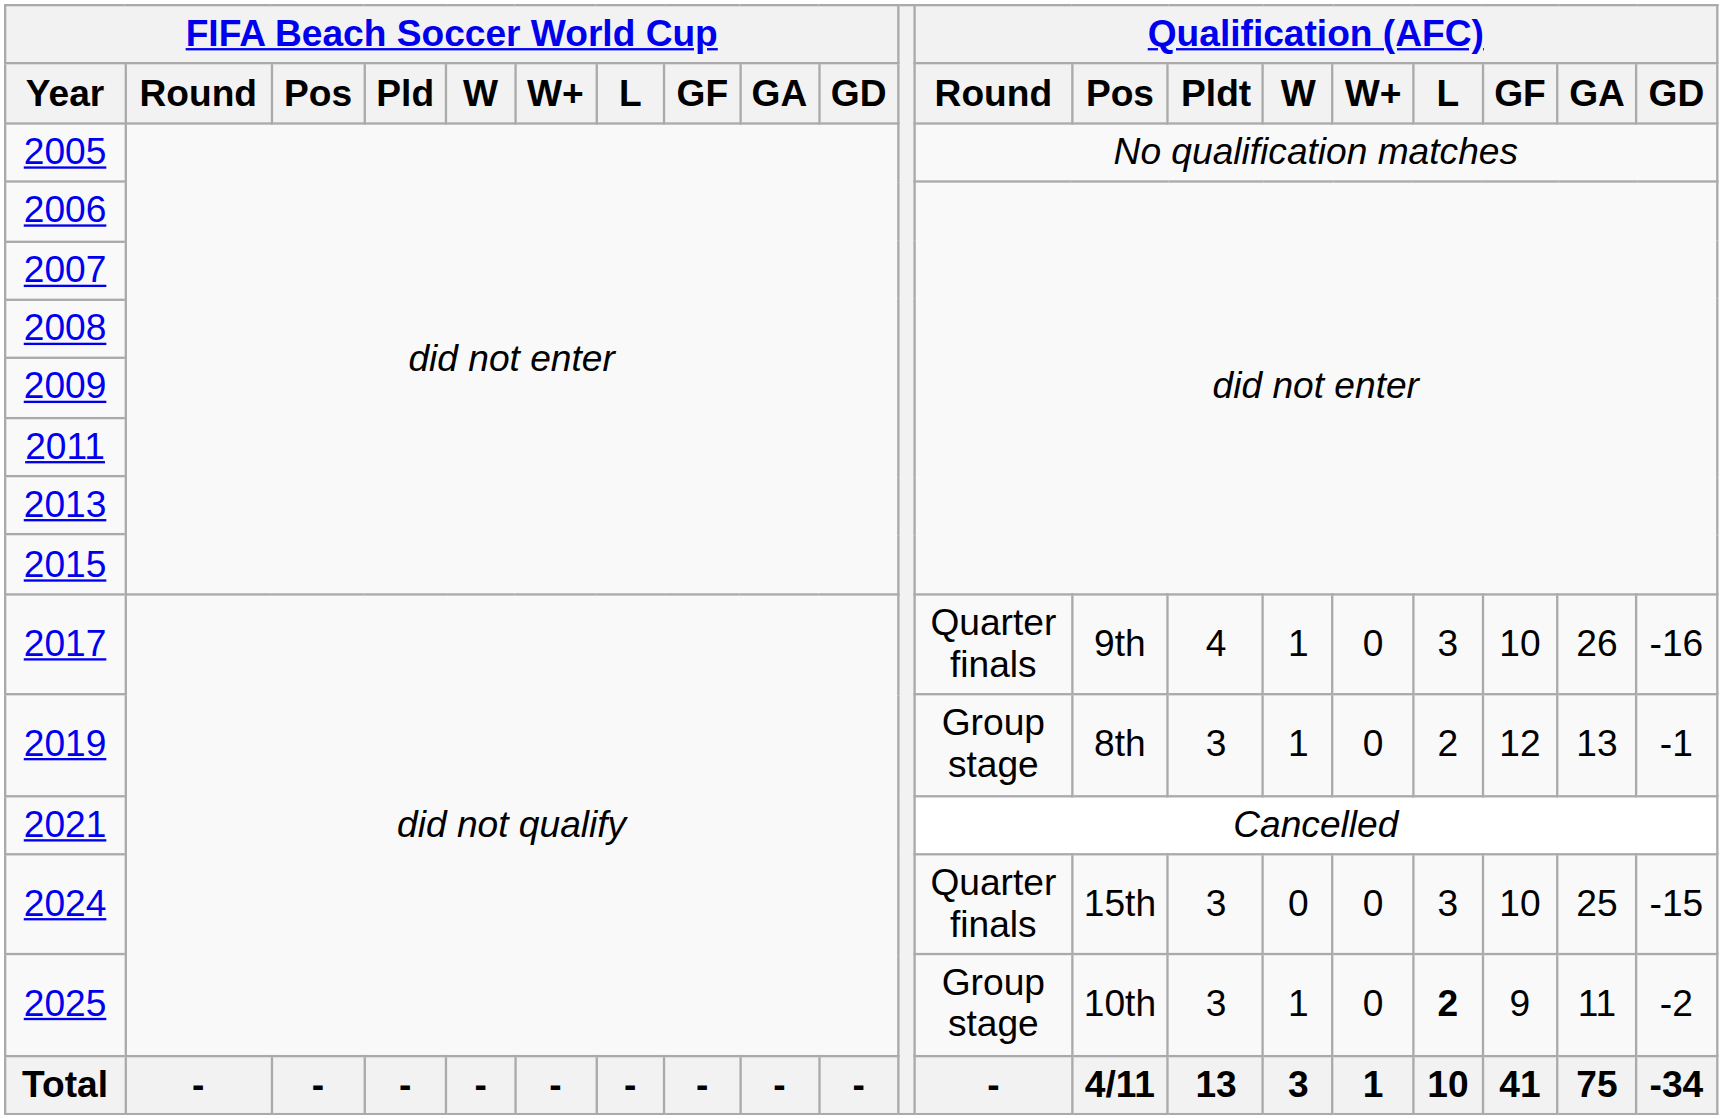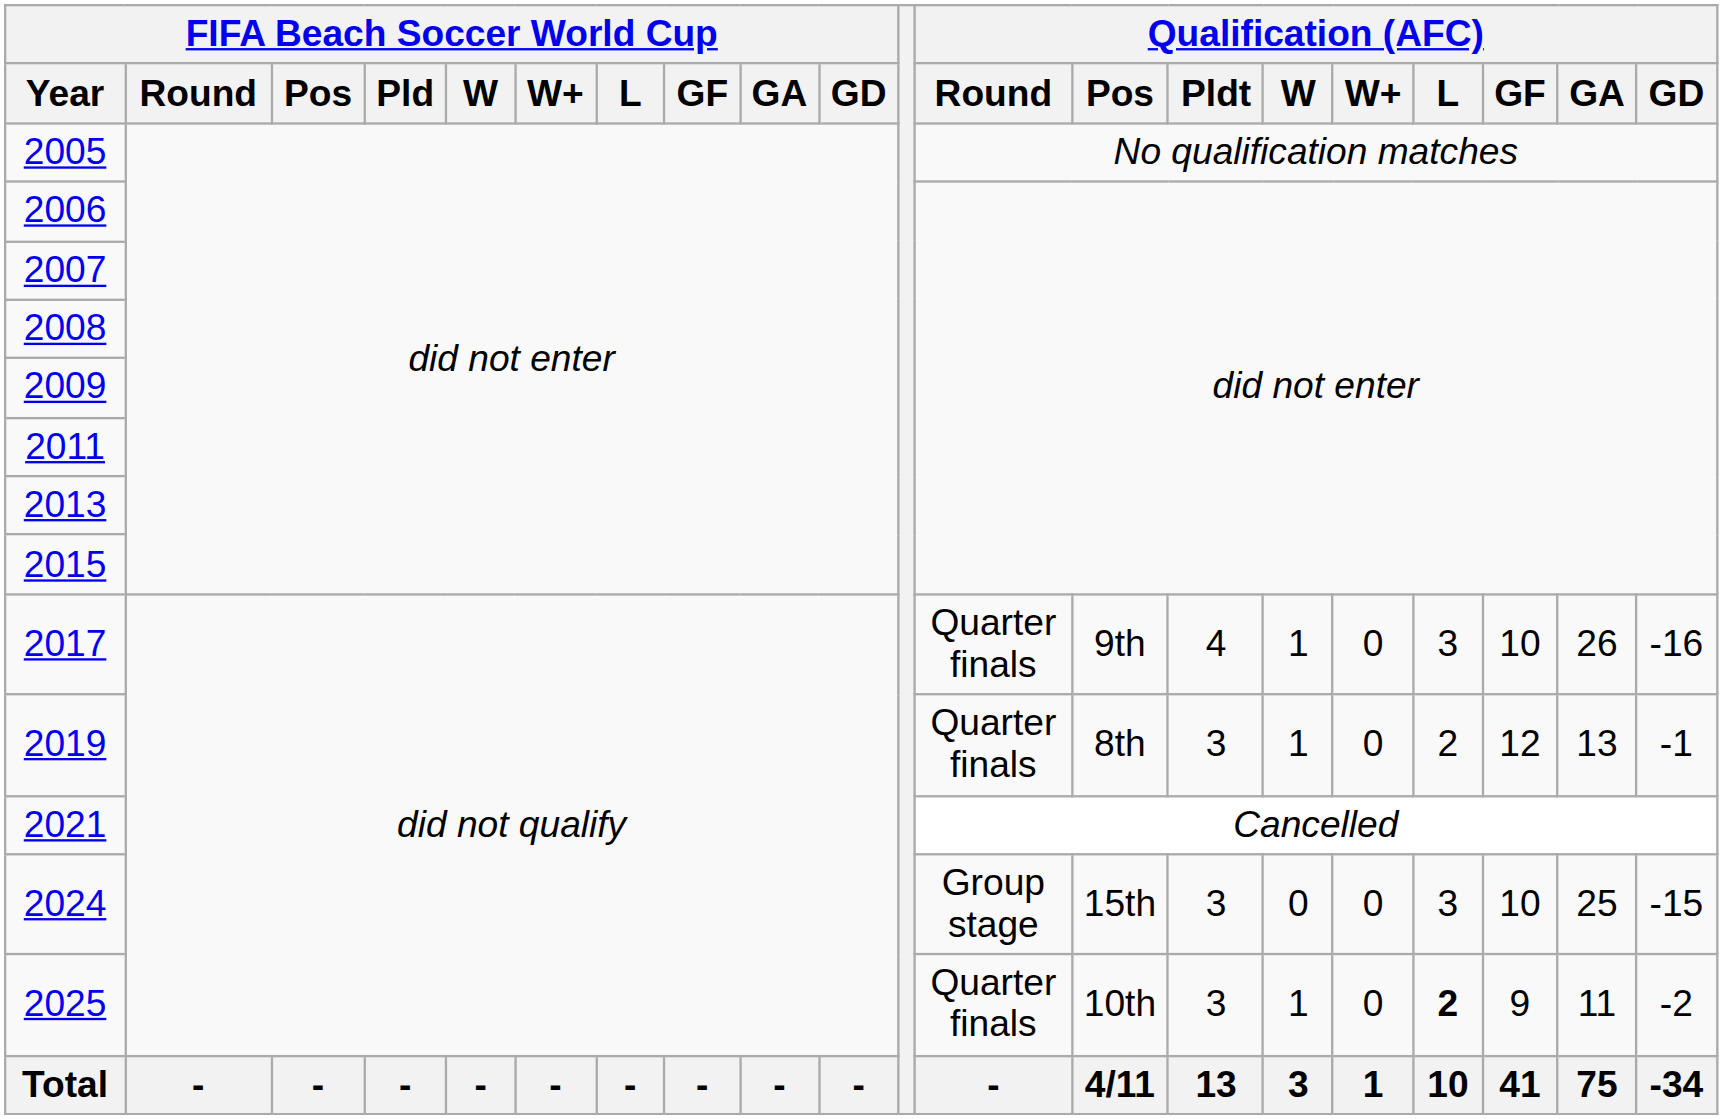(993, 744) Group stage -> (993, 744) Quarter finals
(993, 903) Quarter finals -> (993, 903) Group stage
(993, 1004) Group stage -> (993, 1004) Quarter finals
